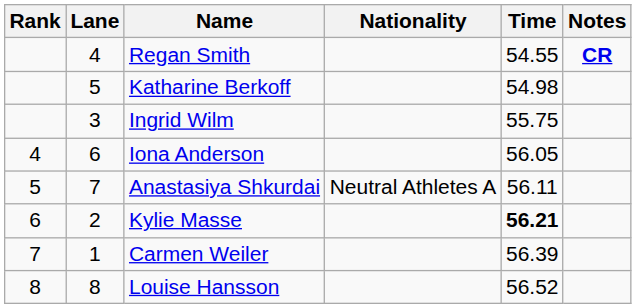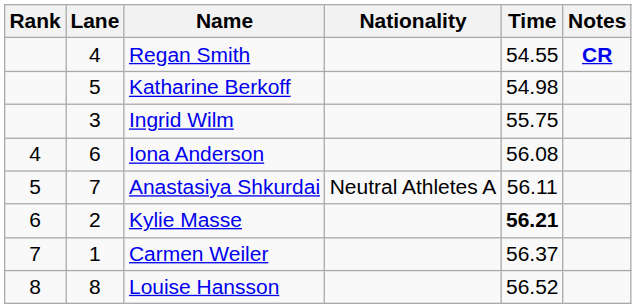(532, 154) 56.05 -> (532, 154) 56.08
(532, 253) 56.39 -> (532, 253) 56.37
